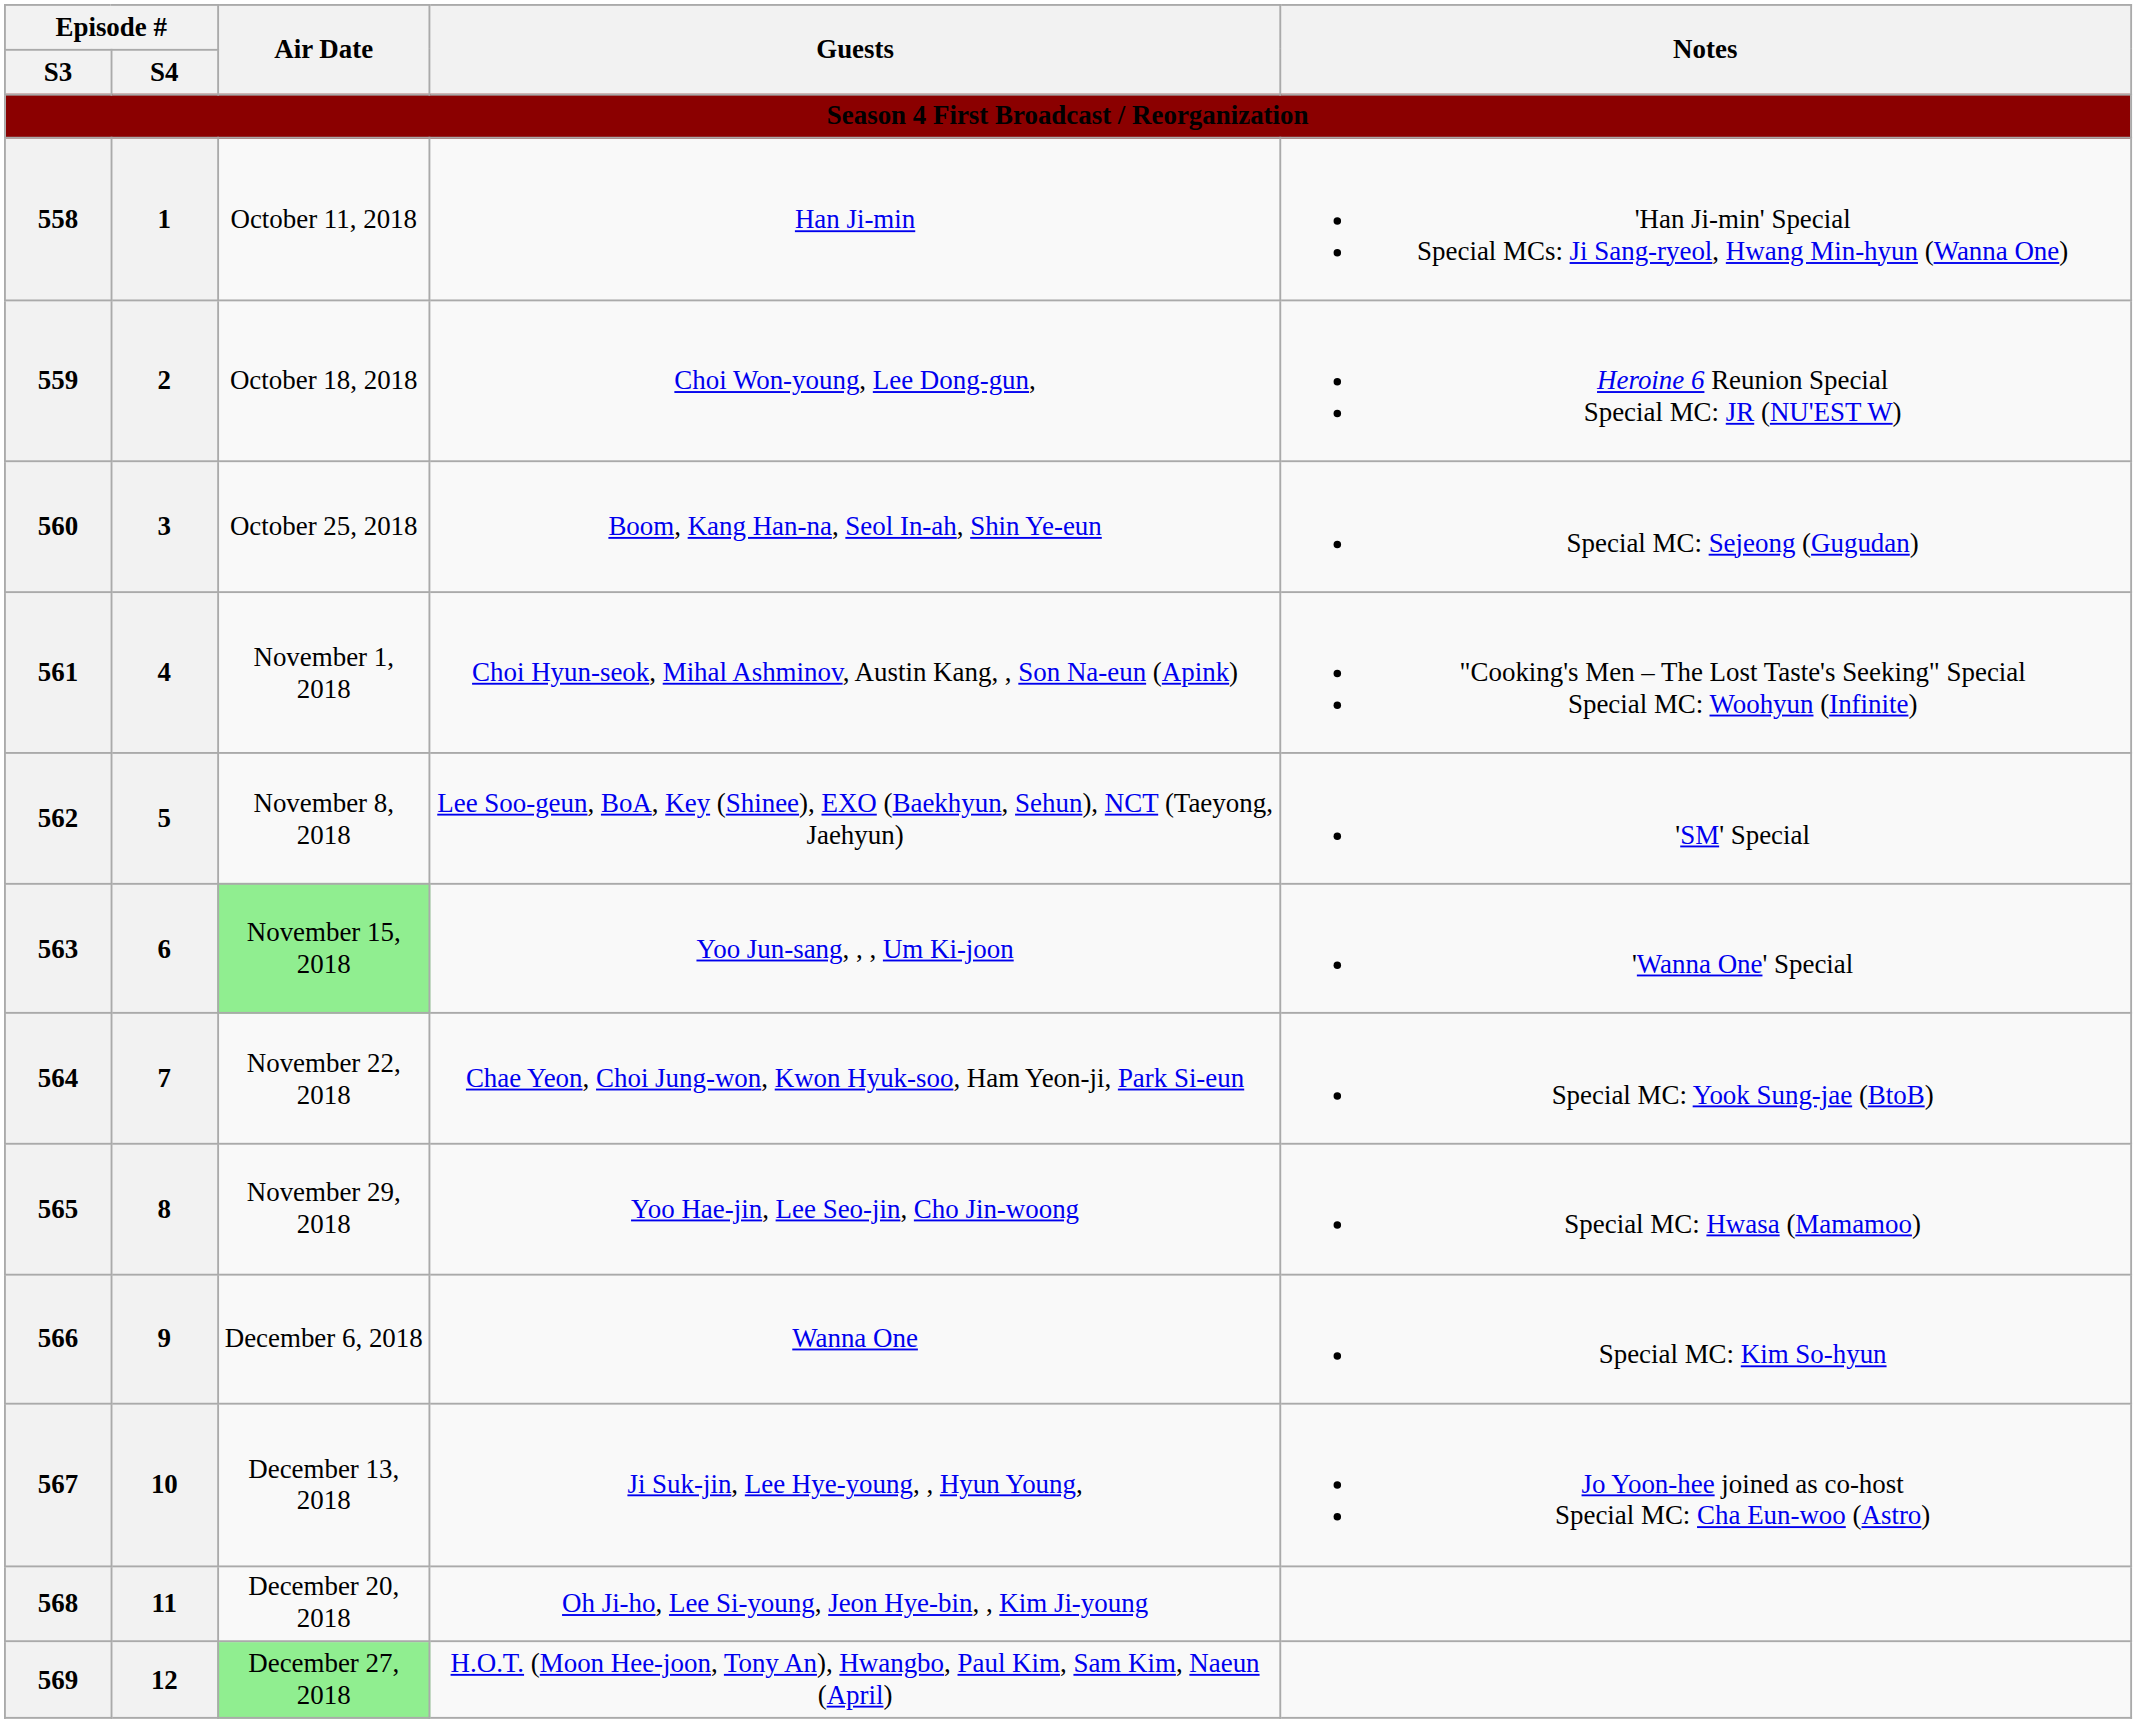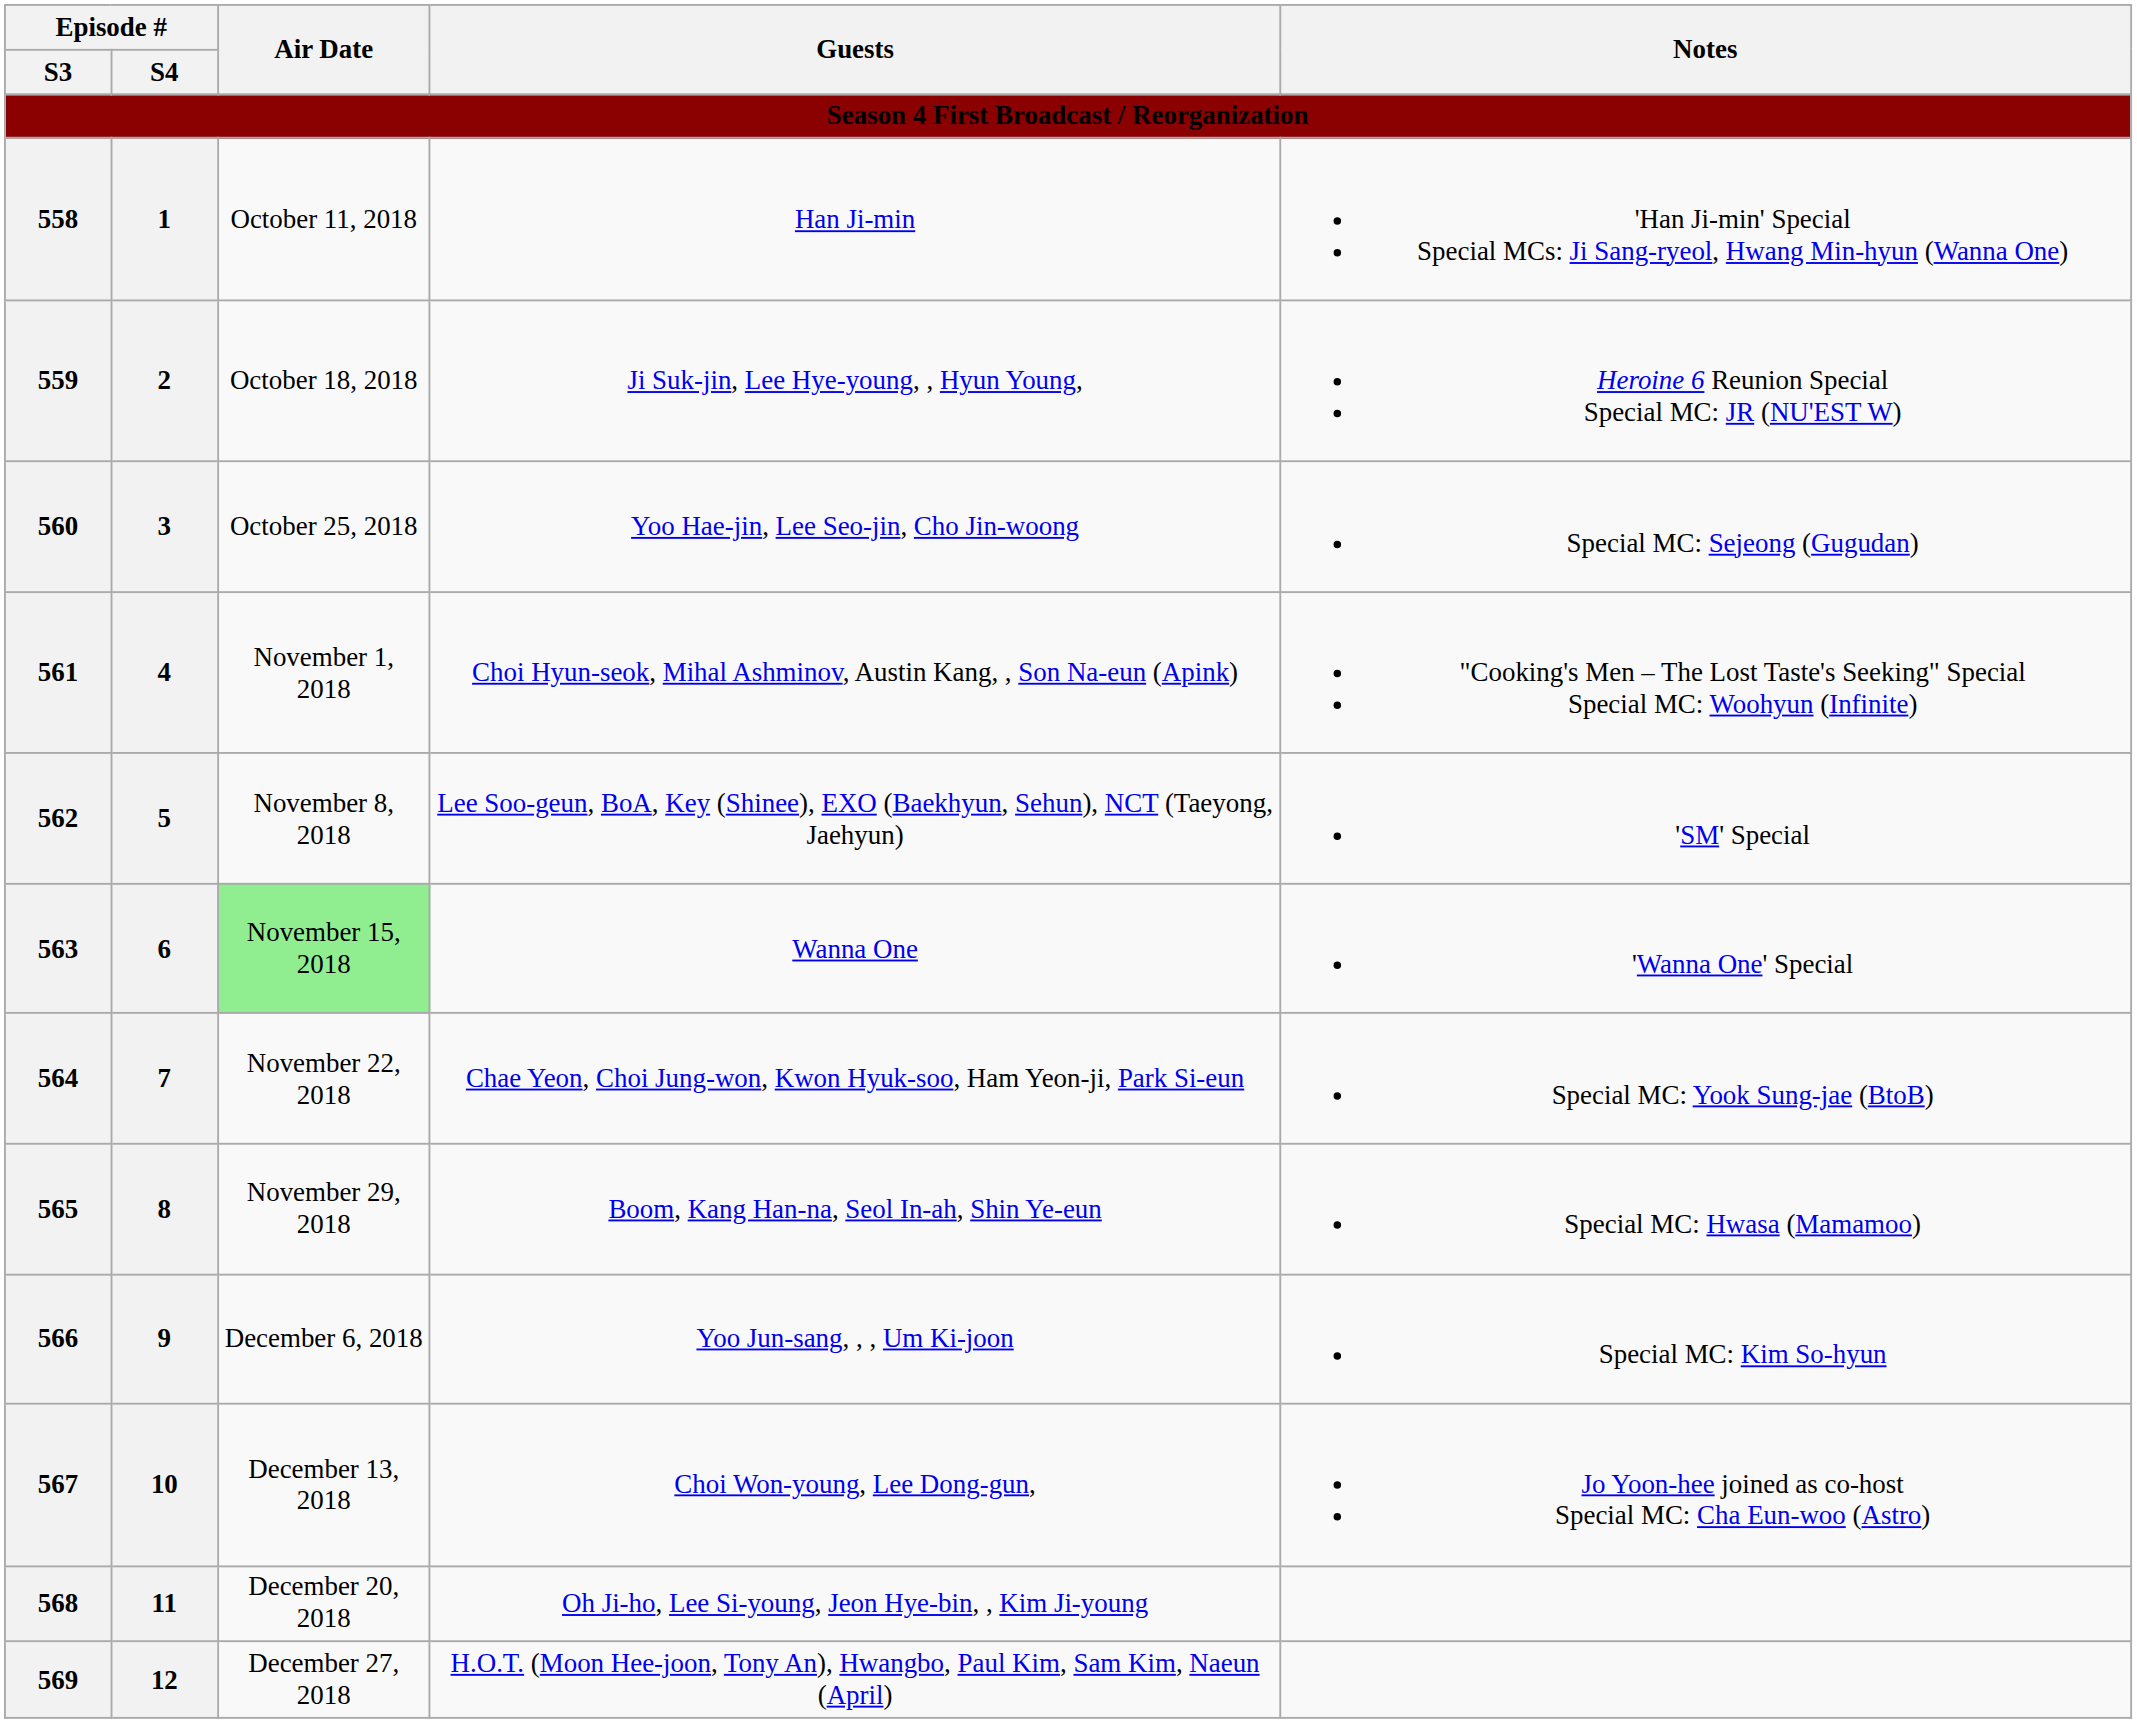(855, 380) Choi Won-young, Lee Dong-gun, -> (855, 380) Ji Suk-jin, Lee Hye-young, , Hyun Young,
(855, 526) Boom, Kang Han-na, Seol In-ah, Shin Ye-eun -> (855, 526) Yoo Hae-jin, Lee Seo-jin, Cho Jin-woong
(855, 948) Yoo Jun-sang, , , Um Ki-joon -> (855, 948) Wanna One
(855, 1208) Yoo Hae-jin, Lee Seo-jin, Cho Jin-woong -> (855, 1208) Boom, Kang Han-na, Seol In-ah, Shin Ye-eun
(855, 1338) Wanna One -> (855, 1338) Yoo Jun-sang, , , Um Ki-joon
(855, 1484) Ji Suk-jin, Lee Hye-young, , Hyun Young, -> (855, 1484) Choi Won-young, Lee Dong-gun,
(324, 1679) lightgreen background -> (324, 1679) no background
